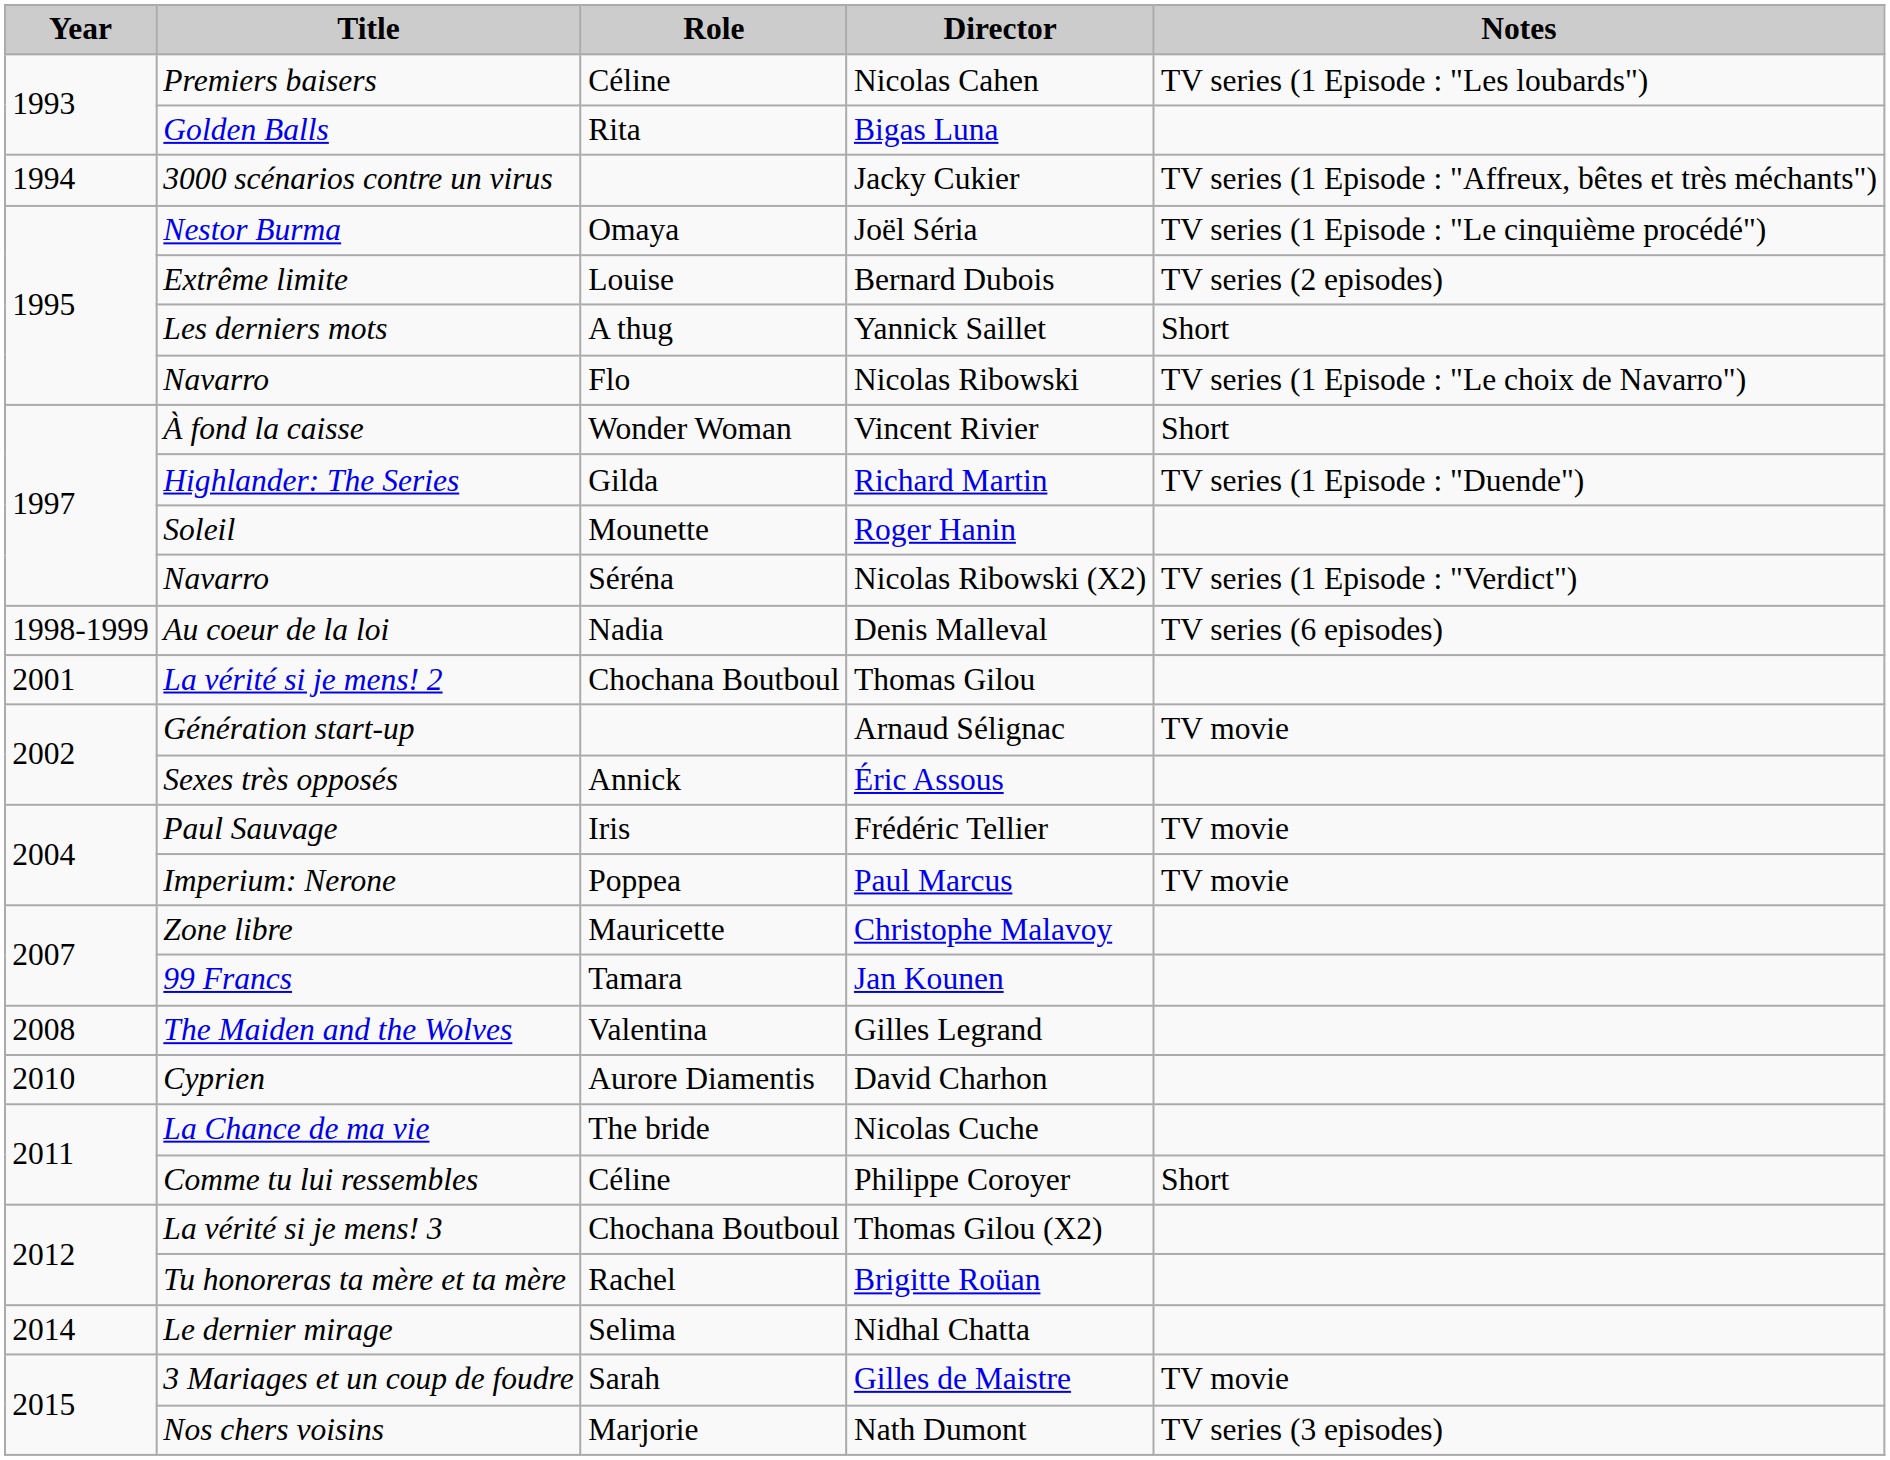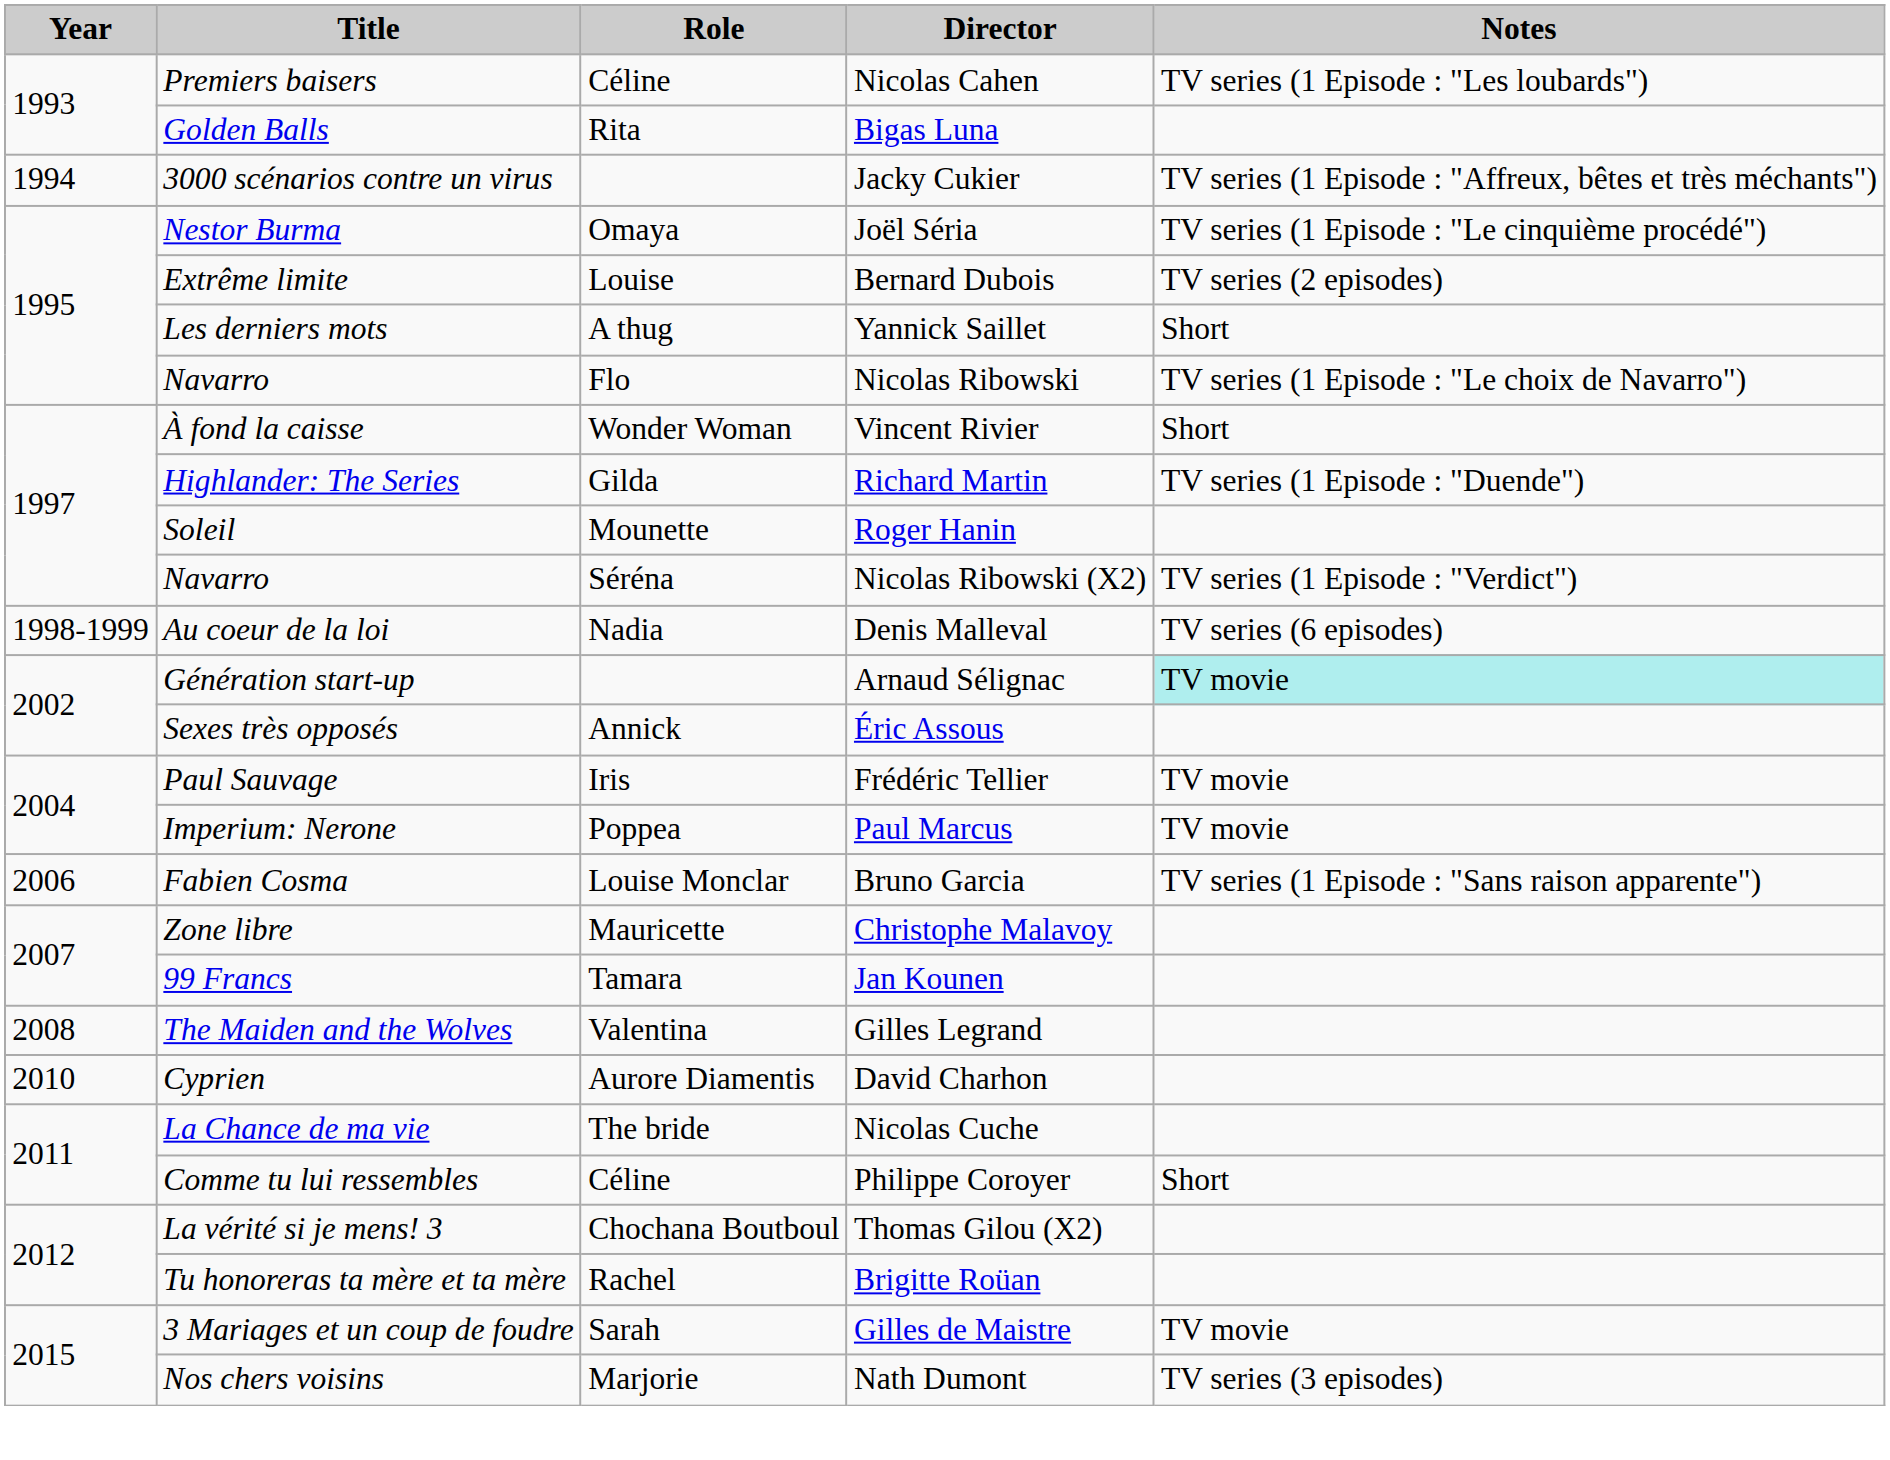- row: (945, 679)
(1225, 729) no background -> (1225, 679) paleturquoise background
+ row: (939, 879)
- row: (942, 1329)
